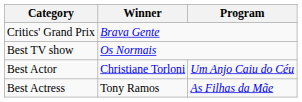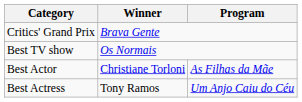(242, 69) Um Anjo Caiu do Céu -> (232, 69) As Filhas da Mãe
(232, 87) As Filhas da Mãe -> (242, 87) Um Anjo Caiu do Céu
